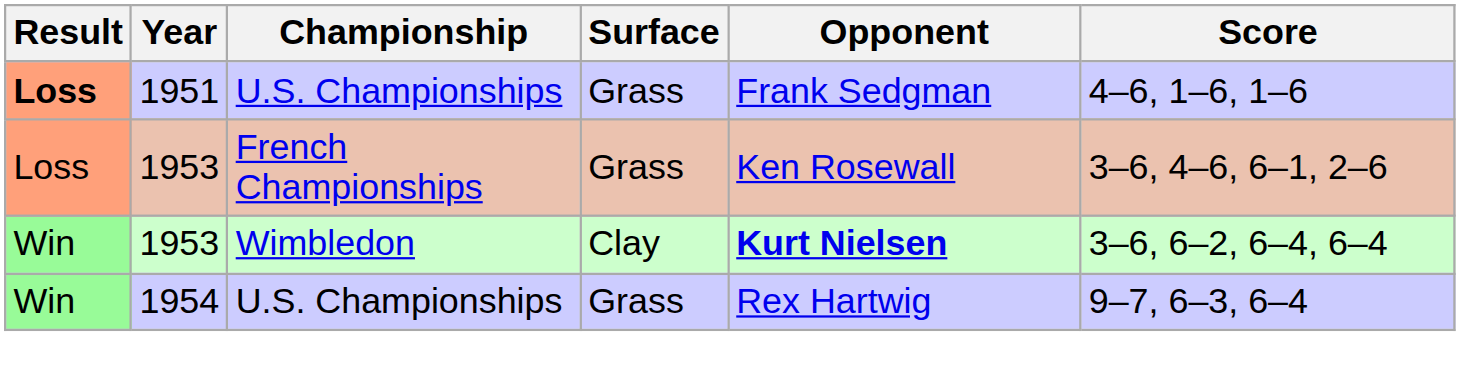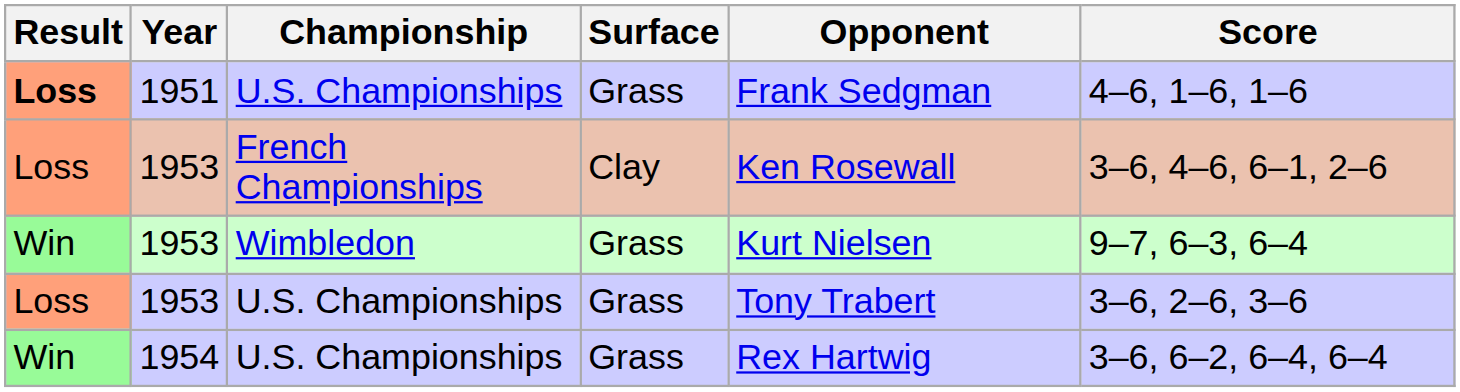(636, 166) Grass -> (624, 166) Clay
(624, 243) Clay -> (636, 243) Grass
(842, 243) bold -> (834, 243) normal
(1238, 243) 3–6, 6–2, 6–4, 6–4 -> (1198, 243) 9–7, 6–3, 6–4
+ row: (179, 300)
(1198, 300) 9–7, 6–3, 6–4 -> (1238, 357) 3–6, 6–2, 6–4, 6–4
